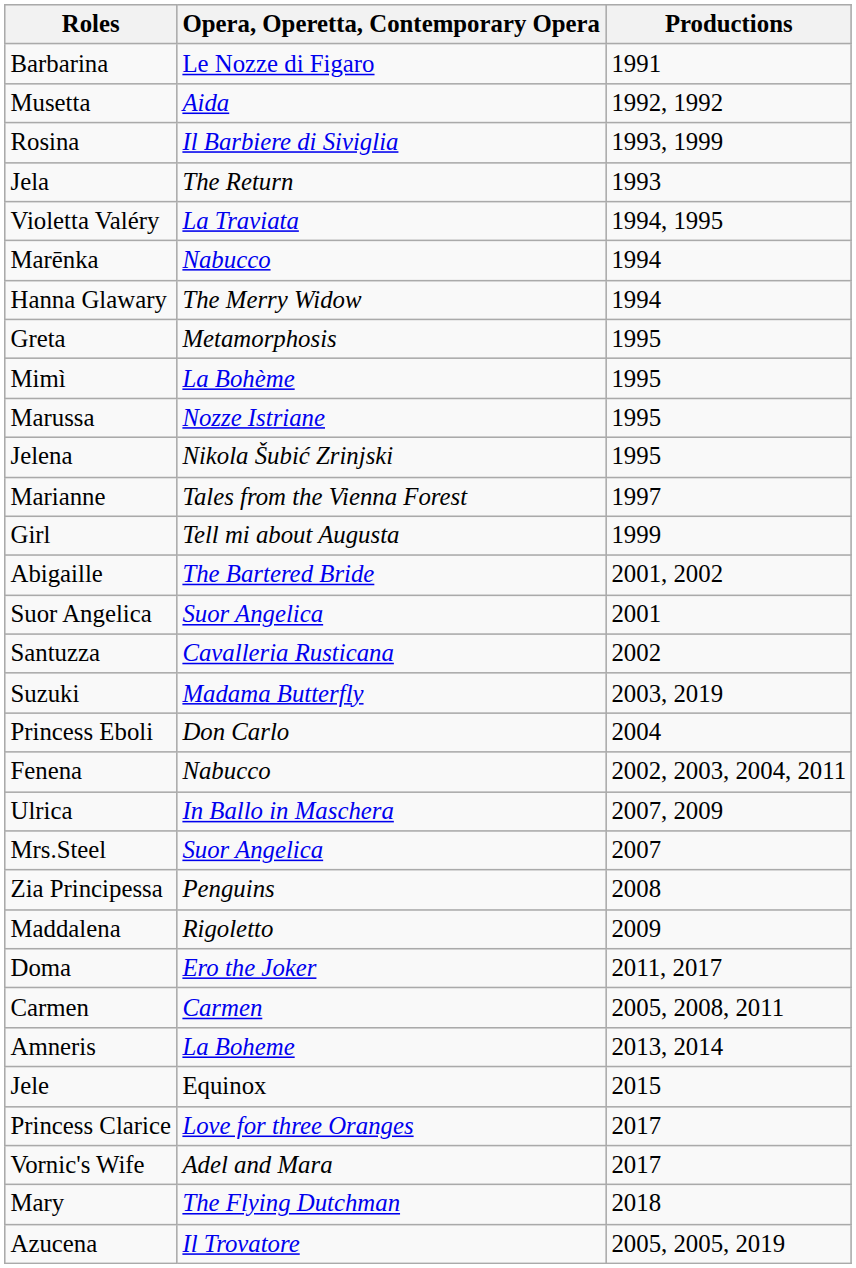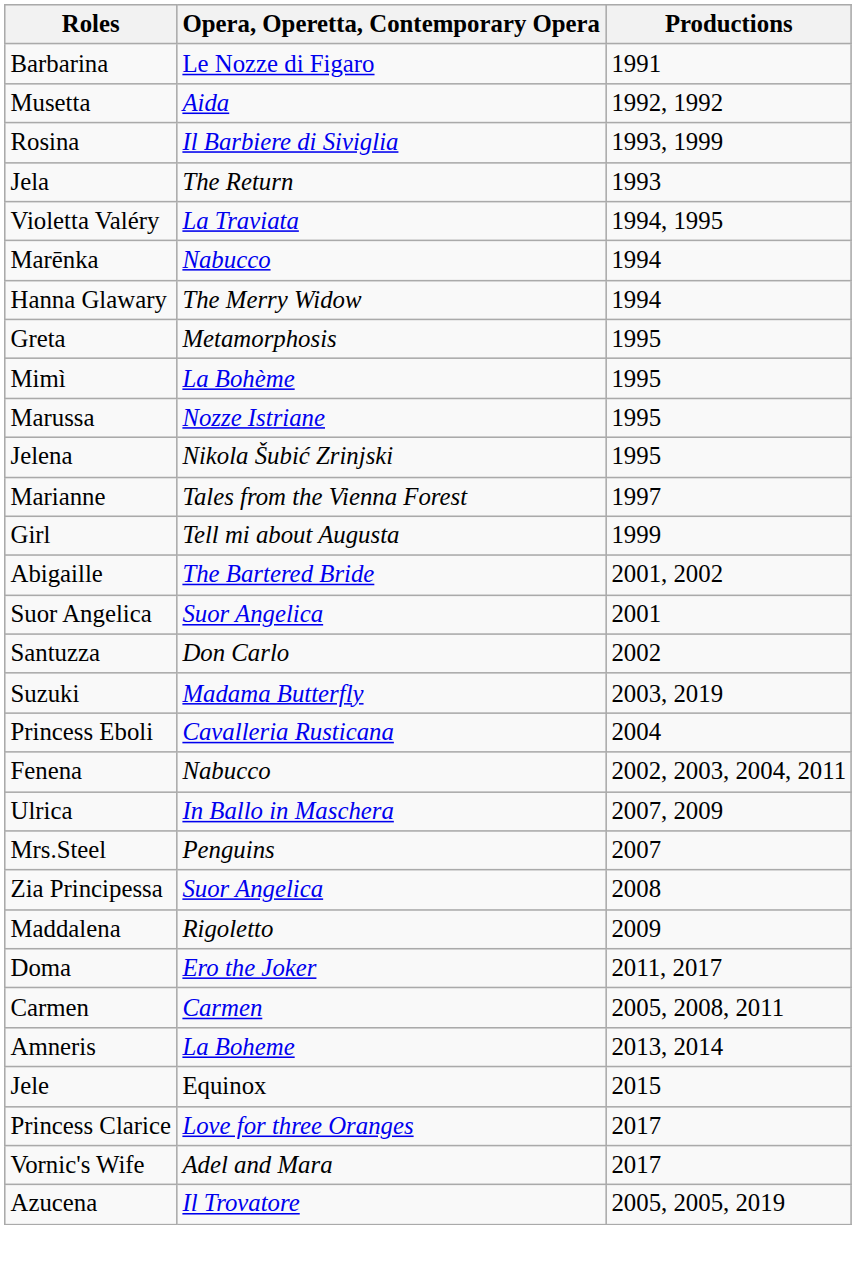(288, 653) Cavalleria Rusticana -> (236, 653) Don Carlo
(236, 732) Don Carlo -> (288, 732) Cavalleria Rusticana
(253, 850) Suor Angelica -> (229, 850) Penguins
(229, 889) Penguins -> (253, 889) Suor Angelica
- row: (37, 1204)
